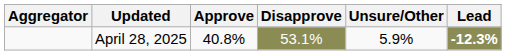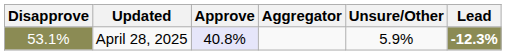columns swapped: (48, 16) <-> (301, 16)
(224, 38) no background -> (225, 38) lavender background
